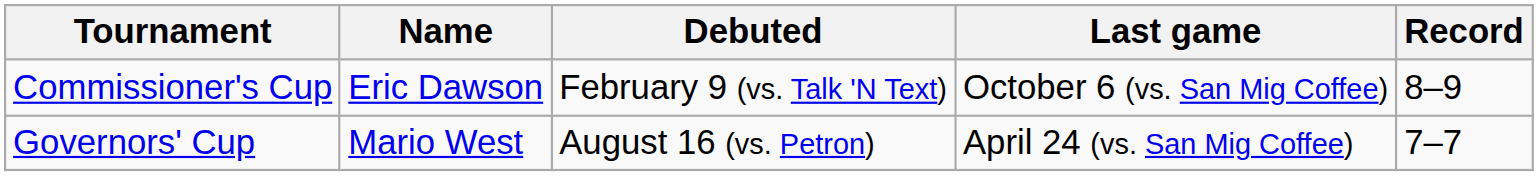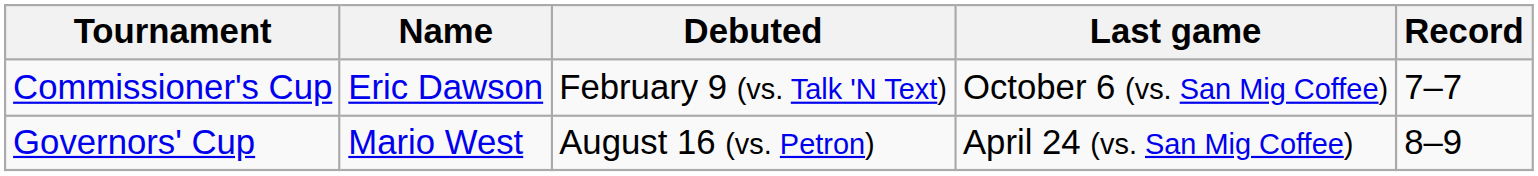(1433, 87) 8–9 -> (1433, 87) 7–7
(1433, 142) 7–7 -> (1433, 142) 8–9
